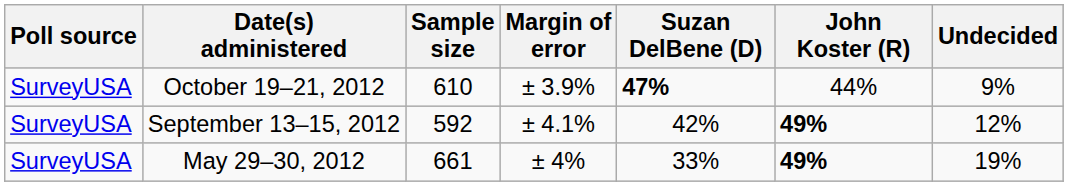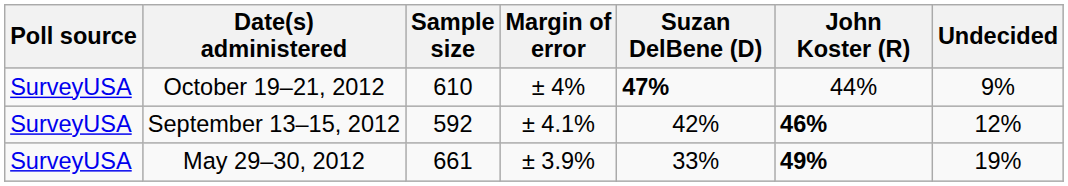(558, 86) ± 3.9% -> (558, 86) ± 4%
(804, 124) 49% -> (804, 124) 46%
(558, 161) ± 4% -> (558, 161) ± 3.9%
